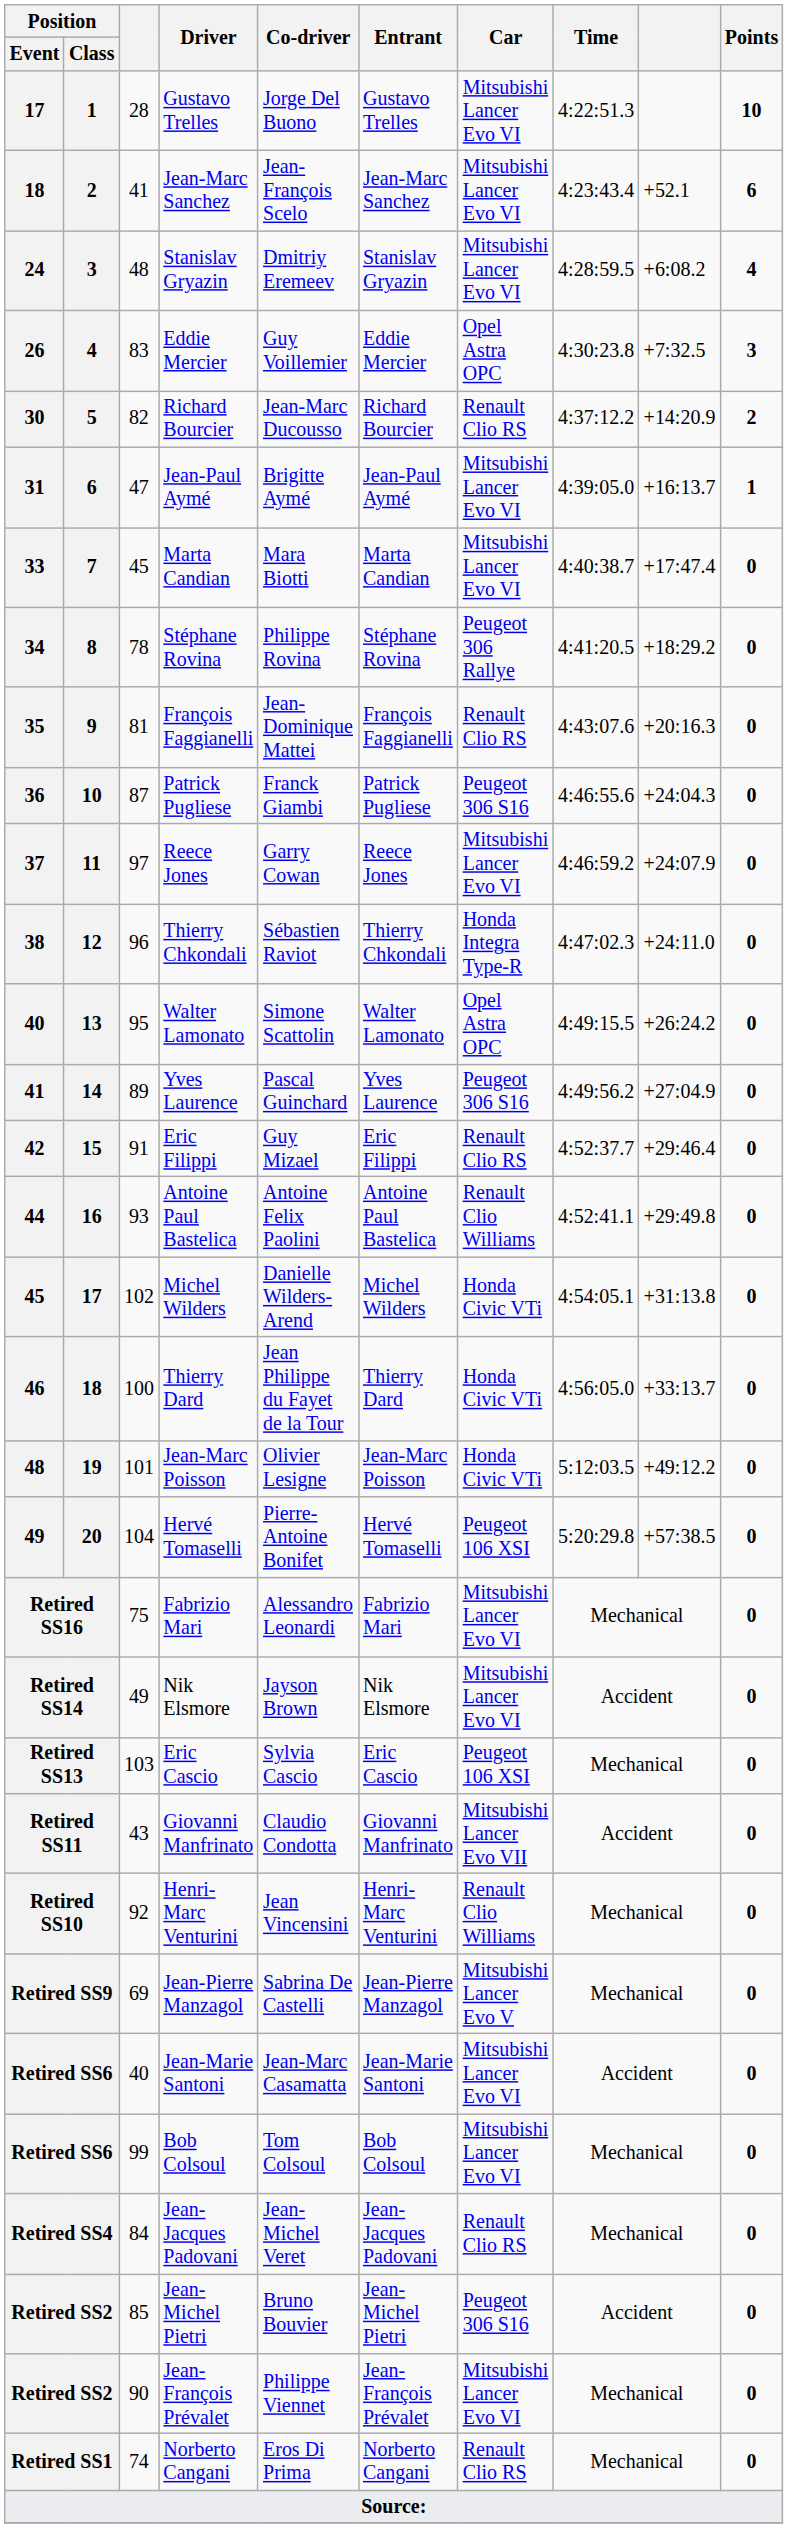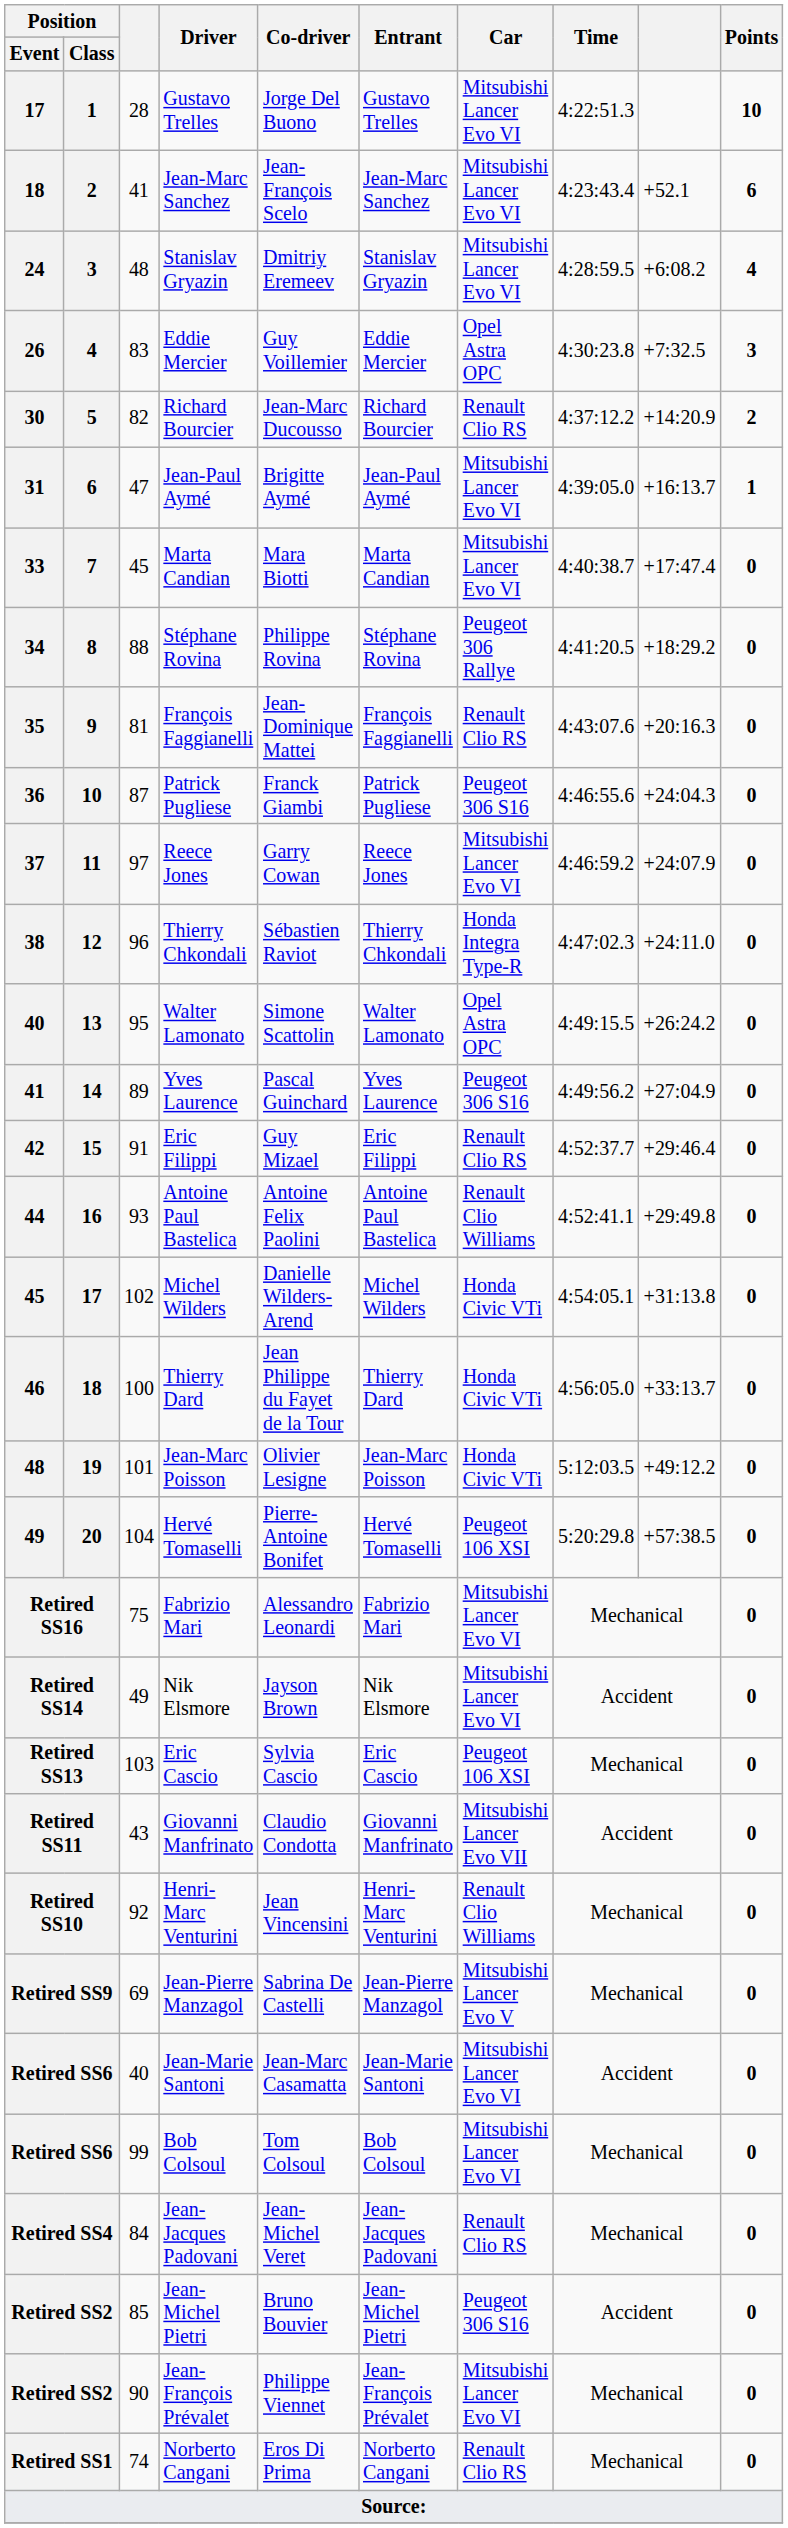(139, 646) 78 -> (139, 646) 88
